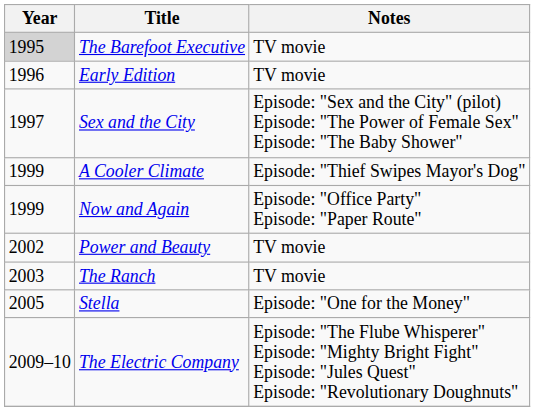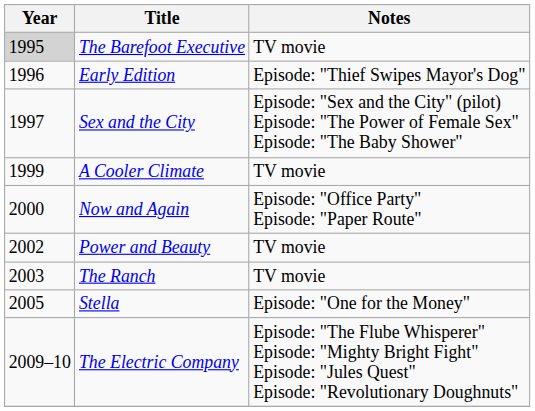(289, 74) TV movie -> (389, 74) Episode: "Thief Swipes Mayor's Dog"
(389, 171) Episode: "Thief Swipes Mayor's Dog" -> (289, 171) TV movie
(26, 209) 1999 -> (26, 209) 2000
